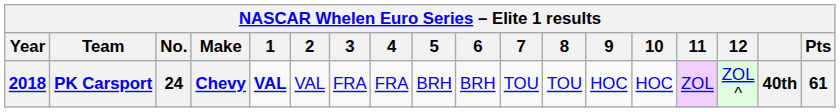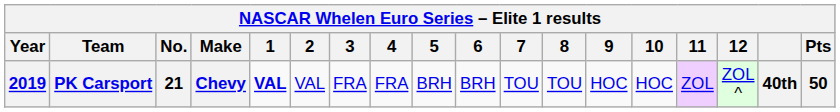(27, 84) 2018 -> (27, 84) 2019
(174, 84) 24 -> (174, 84) 21
(818, 84) 61 -> (818, 84) 50
